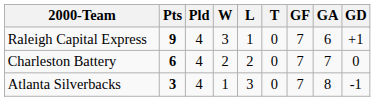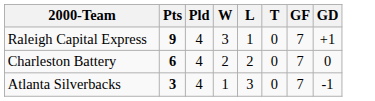- column: (328, 15)
